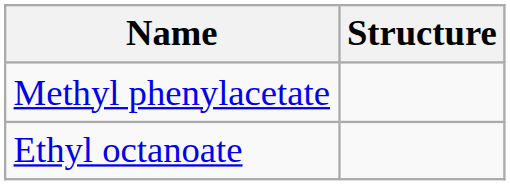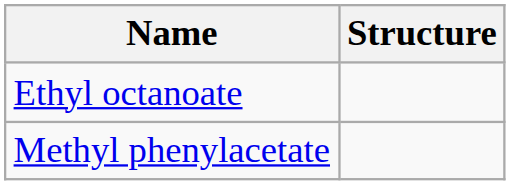rows swapped: (128, 149) <-> (172, 91)
